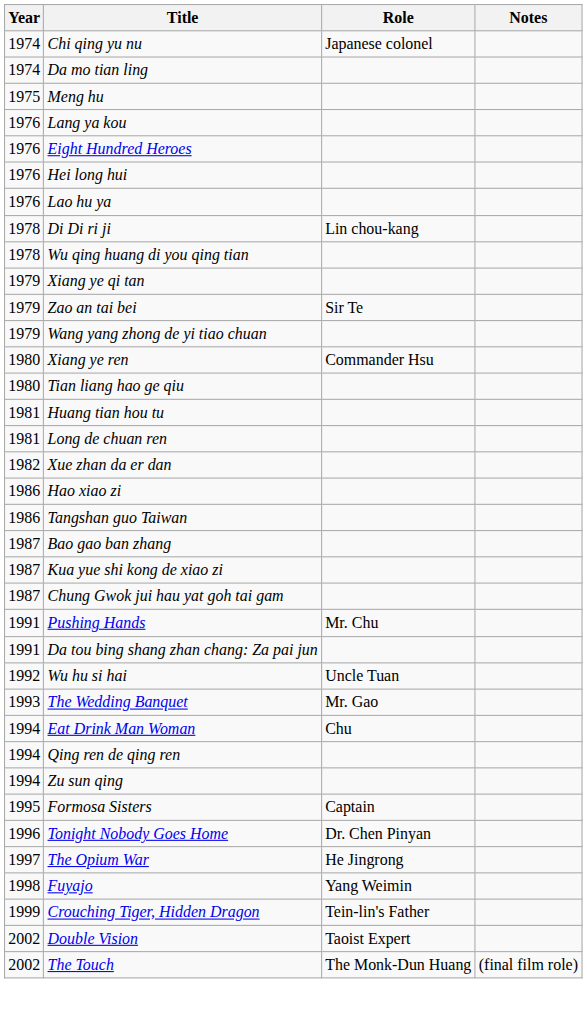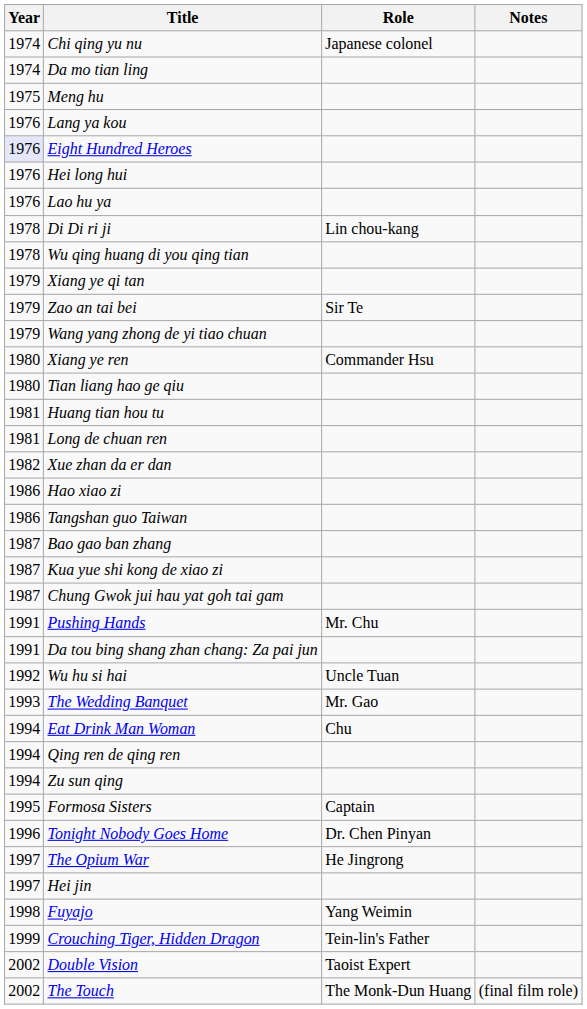(24, 149) no background -> (24, 149) lavender background
+ row: (69, 886)
